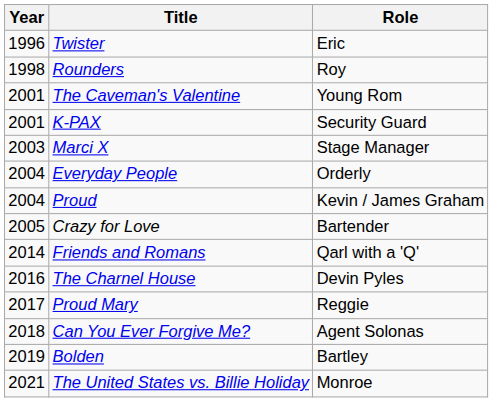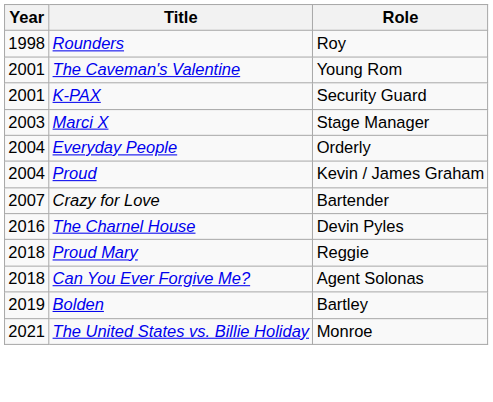- row: (79, 43)
(27, 226) 2005 -> (27, 200) 2007
- row: (129, 252)
(27, 305) 2017 -> (27, 252) 2018
